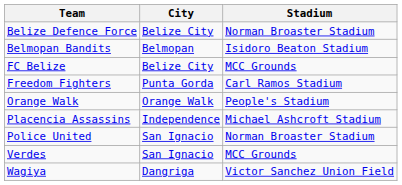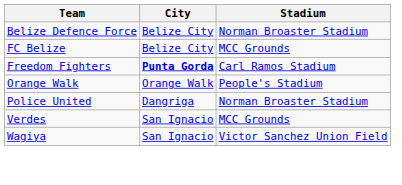- row: (59, 48)
(178, 84) normal -> (178, 66) bold
- row: (69, 119)
(178, 136) San Ignacio -> (168, 101) Dangriga
(168, 171) Dangriga -> (178, 136) San Ignacio
